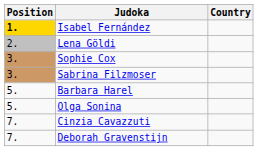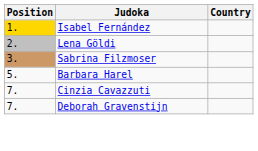(12, 28) bold -> (12, 28) normal
- row: (87, 59)
- row: (89, 106)
